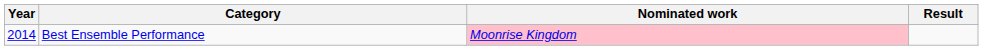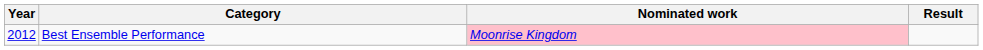(22, 34) 2014 -> (22, 34) 2012
